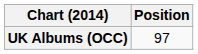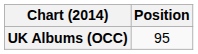(162, 37) 97 -> (162, 37) 95
